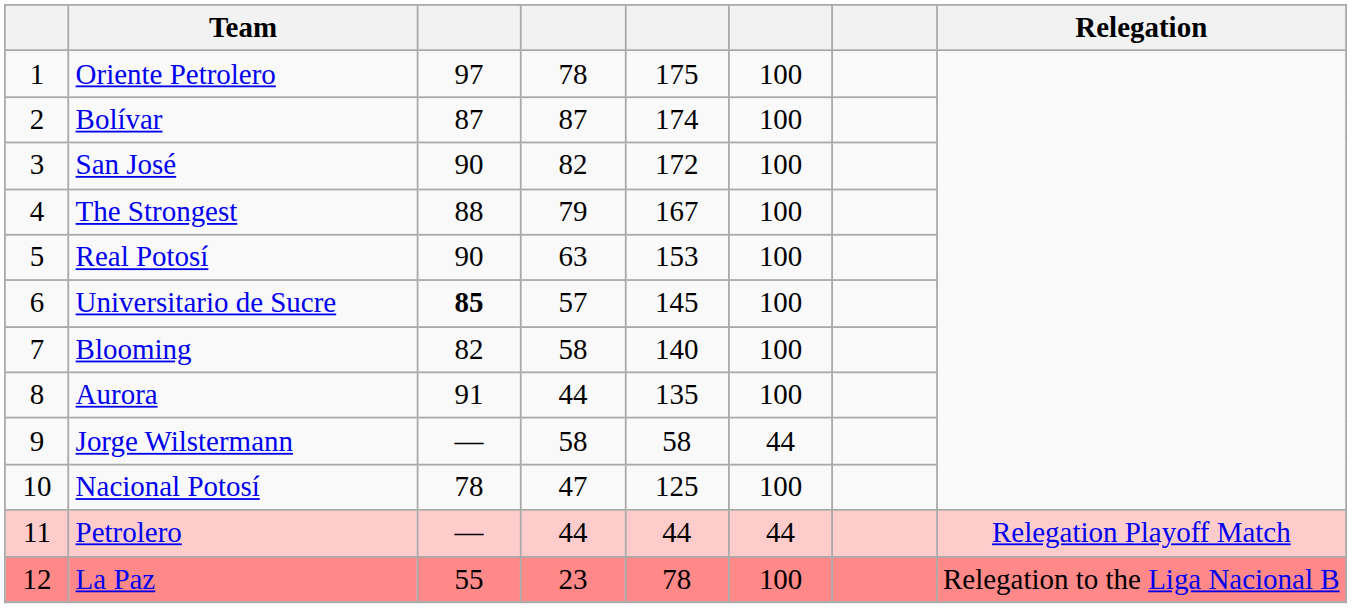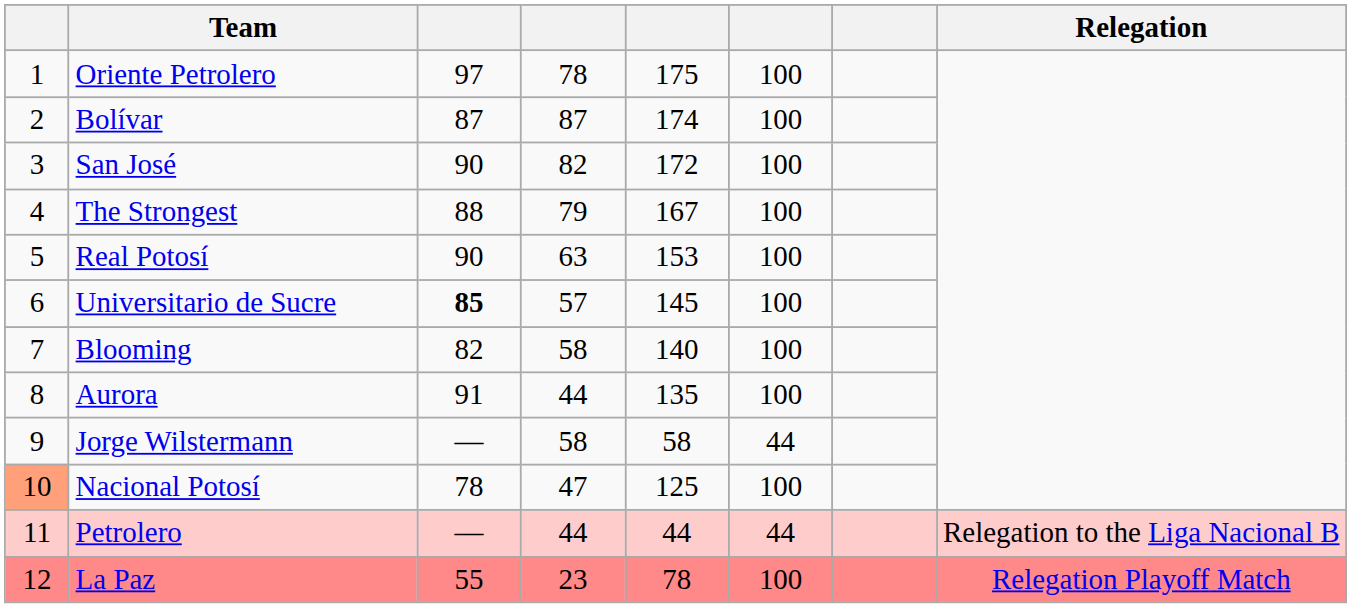(37, 486) no background -> (37, 486) lightsalmon background
(1141, 532) Relegation Playoff Match -> (1141, 532) Relegation to the Liga Nacional B
(1141, 578) Relegation to the Liga Nacional B -> (1141, 578) Relegation Playoff Match
